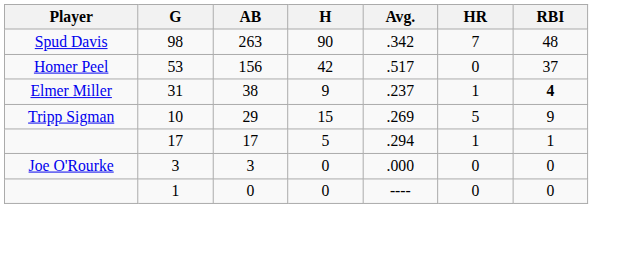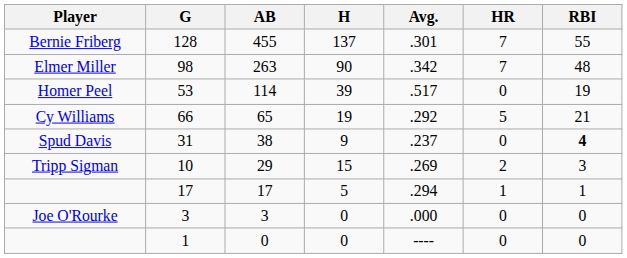+ row: (185, 41)
(71, 41) Spud Davis -> (75, 66) Elmer Miller
(250, 66) 156 -> (265, 91) 114
(325, 66) 42 -> (344, 91) 39
(550, 66) 37 -> (582, 91) 19
+ row: (185, 116)
(71, 91) Elmer Miller -> (75, 141) Spud Davis
(475, 91) 1 -> (503, 141) 0
(475, 116) 5 -> (503, 166) 2
(550, 116) 9 -> (582, 166) 3
